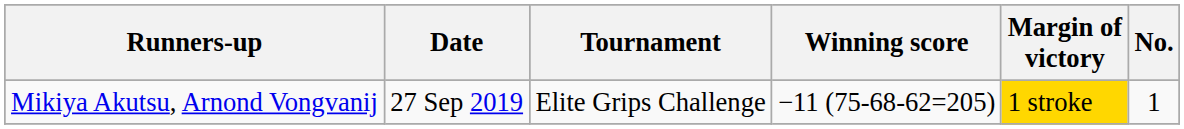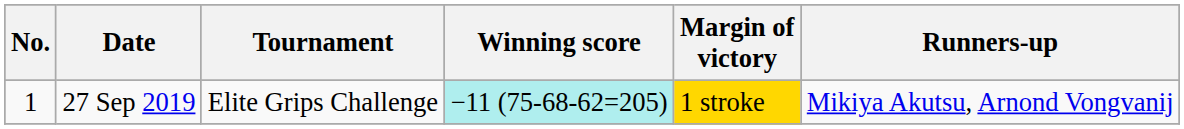columns swapped: (1154, 42) <-> (194, 42)
(887, 101) no background -> (559, 101) paleturquoise background
